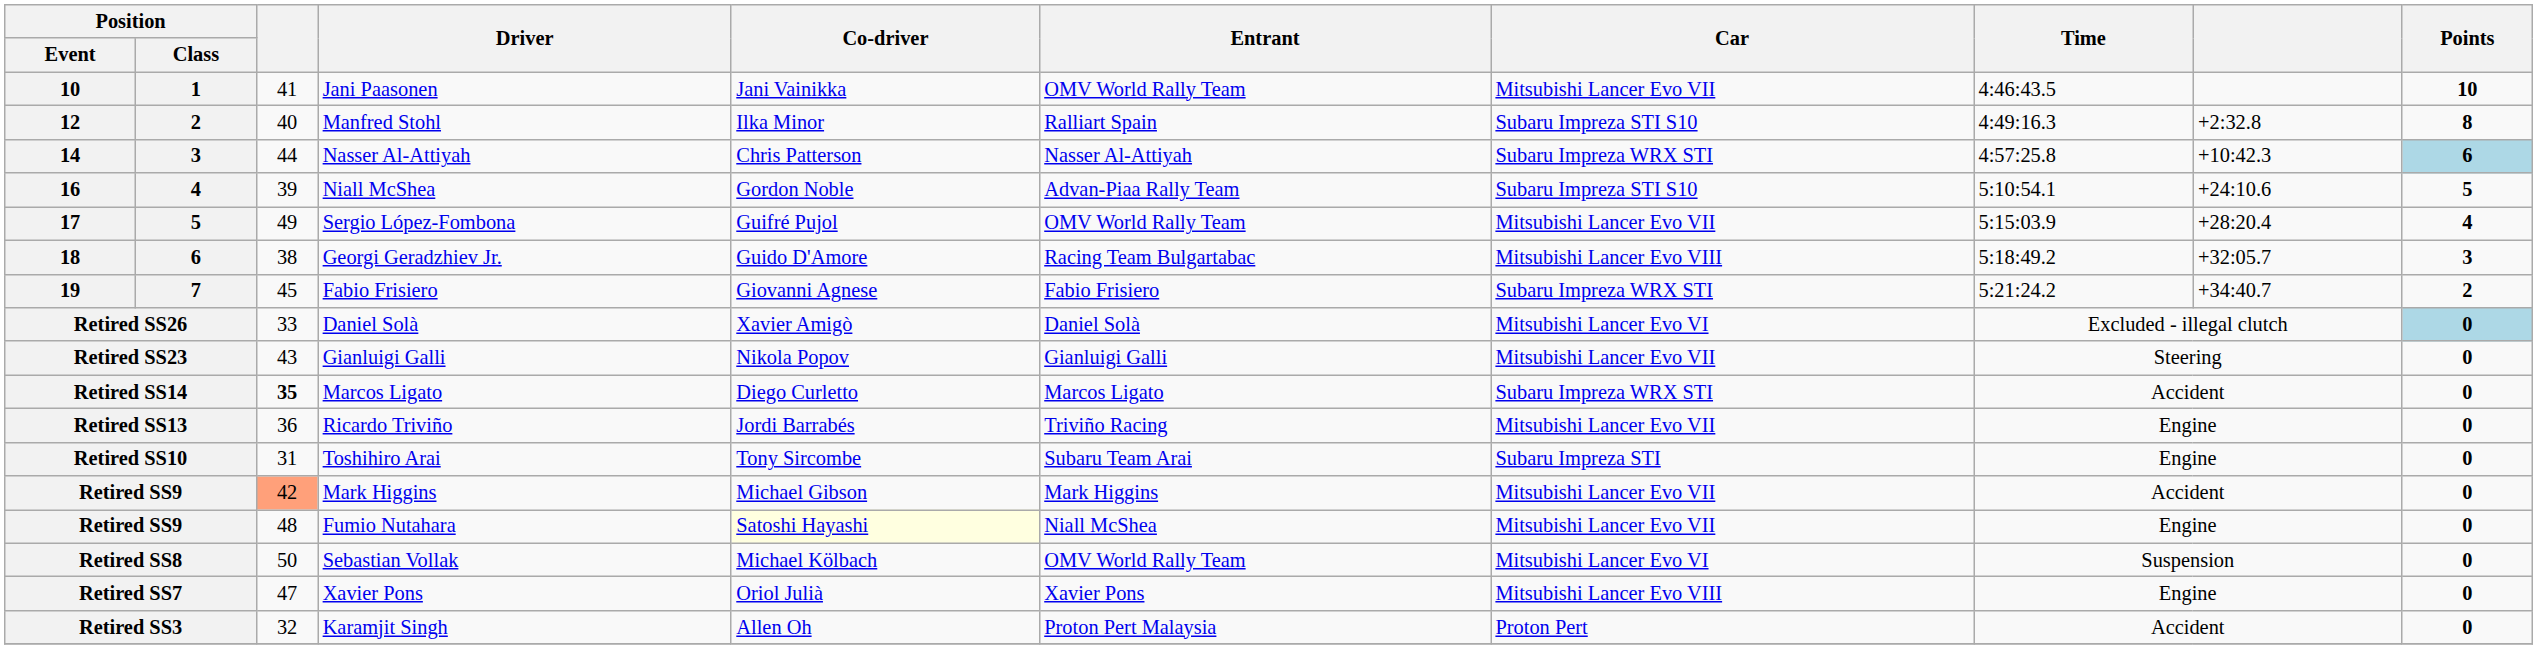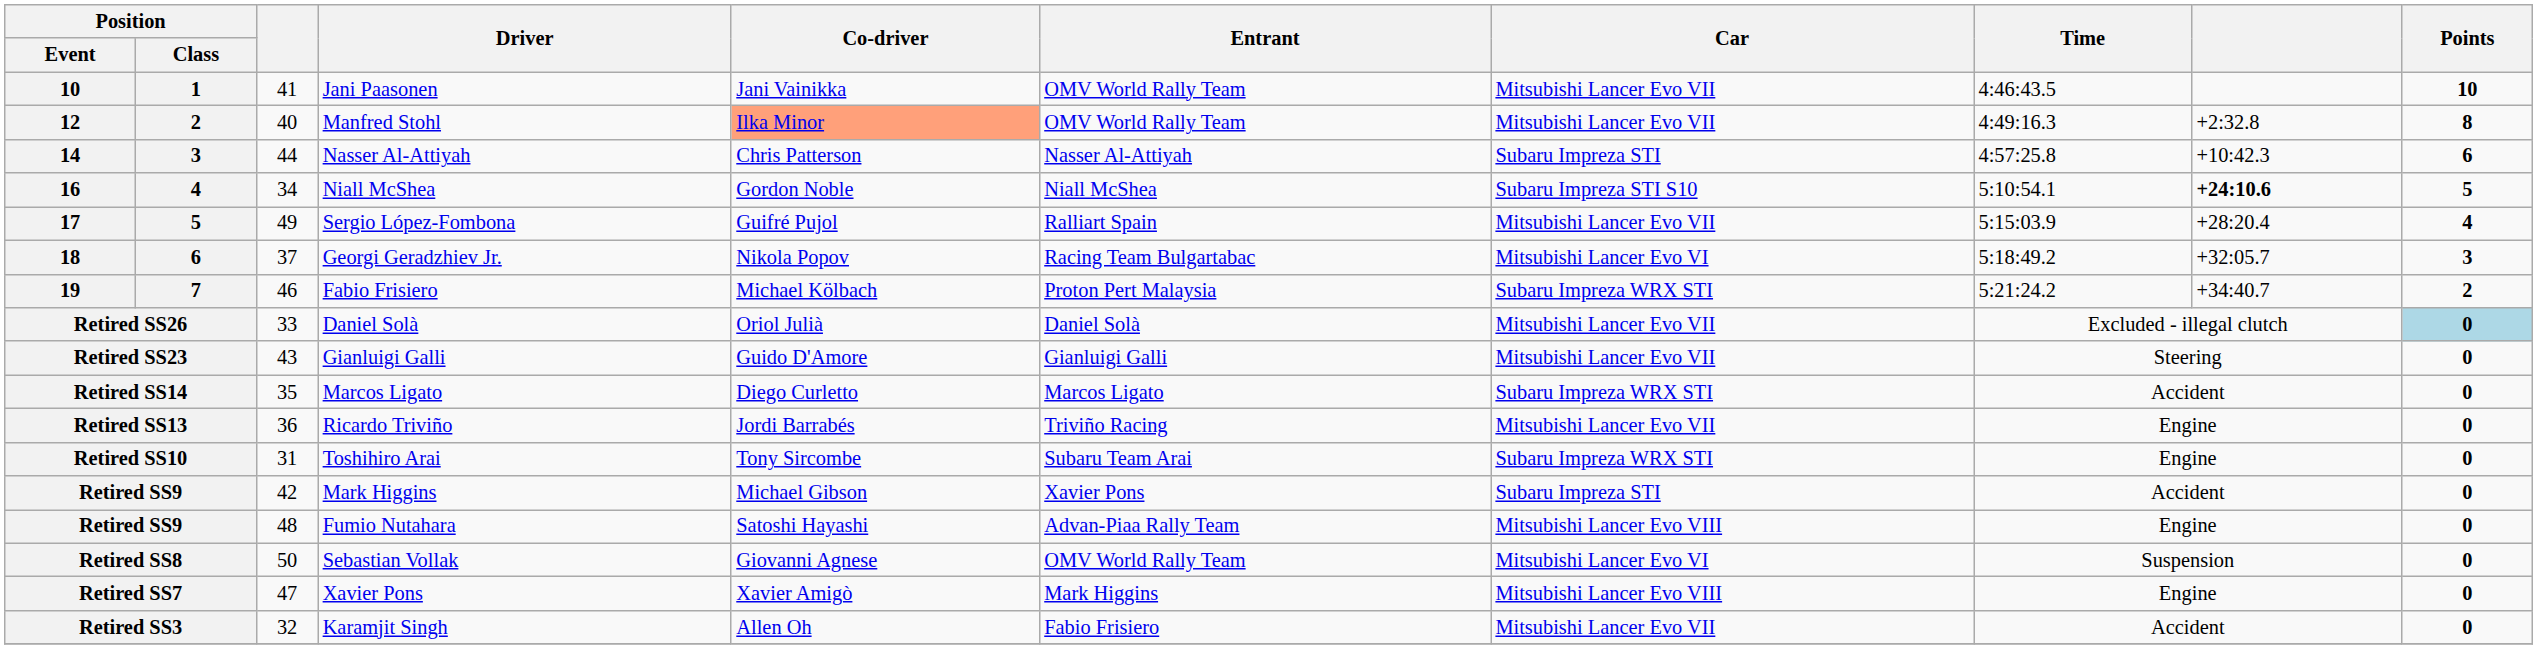(780, 121) no background -> (780, 121) lightsalmon background
(1101, 121) Ralliart Spain -> (1145, 121) OMV World Rally Team
(1596, 121) Subaru Impreza STI S10 -> (1605, 121) Mitsubishi Lancer Evo VII
(1604, 155) Subaru Impreza WRX STI -> (1578, 155) Subaru Impreza STI
(2467, 155) lightblue background -> (2467, 155) no background
(287, 189) 39 -> (287, 189) 34
(1142, 189) Advan-Piaa Rally Team -> (1101, 189) Niall McShea
(2235, 189) normal -> (2234, 189) bold
(1145, 222) OMV World Rally Team -> (1101, 222) Ralliart Spain
(287, 256) 38 -> (287, 256) 37
(802, 256) Guido D'Amore -> (793, 256) Nikola Popov
(1609, 256) Mitsubishi Lancer Evo VIII -> (1602, 256) Mitsubishi Lancer Evo VI
(287, 290) 45 -> (287, 290) 46
(807, 290) Giovanni Agnese -> (807, 290) Michael Kölbach
(1102, 290) Fabio Frisiero -> (1130, 290) Proton Pert Malaysia
(794, 323) Xavier Amigò -> (780, 323) Oriol Julià
(1602, 323) Mitsubishi Lancer Evo VI -> (1605, 323) Mitsubishi Lancer Evo VII
(793, 357) Nikola Popov -> (802, 357) Guido D'Amore
(287, 391) bold -> (287, 391) normal
(1578, 458) Subaru Impreza STI -> (1604, 458) Subaru Impreza WRX STI
(287, 492) lightsalmon background -> (287, 492) no background
(1101, 492) Mark Higgins -> (1094, 492) Xavier Pons
(1605, 492) Mitsubishi Lancer Evo VII -> (1578, 492) Subaru Impreza STI
(802, 525) lightyellow background -> (802, 525) no background
(1101, 525) Niall McShea -> (1142, 525) Advan-Piaa Rally Team
(1605, 525) Mitsubishi Lancer Evo VII -> (1609, 525) Mitsubishi Lancer Evo VIII
(807, 559) Michael Kölbach -> (807, 559) Giovanni Agnese
(780, 593) Oriol Julià -> (794, 593) Xavier Amigò
(1094, 593) Xavier Pons -> (1101, 593) Mark Higgins
(1130, 626) Proton Pert Malaysia -> (1102, 626) Fabio Frisiero
(1542, 626) Proton Pert -> (1605, 626) Mitsubishi Lancer Evo VII
